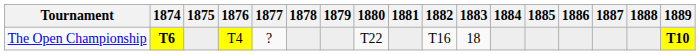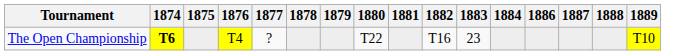- column: (542, 16)
(473, 38) 18 -> (473, 38) 23
(678, 38) bold -> (644, 38) normal
